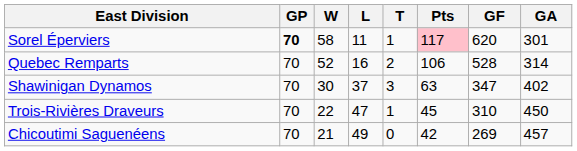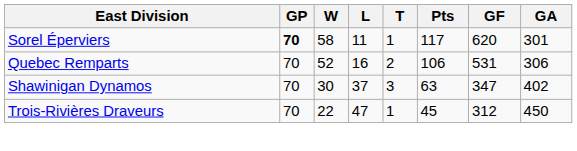(432, 39) pink background -> (432, 39) no background
(484, 63) 528 -> (484, 63) 531
(536, 63) 314 -> (536, 63) 306
(484, 110) 310 -> (484, 110) 312
- row: (86, 134)
